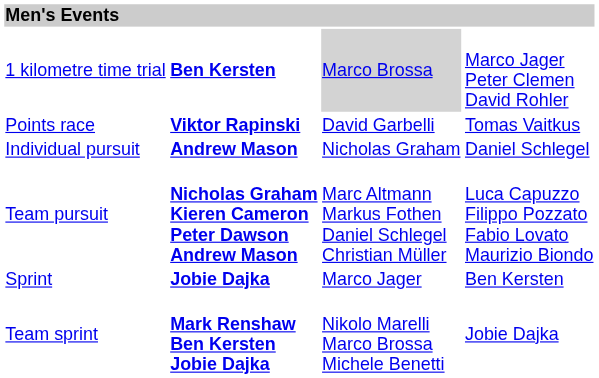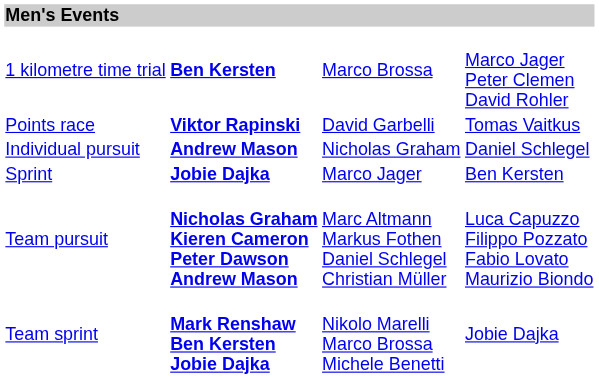(377, 70) lightgrey background -> (377, 70) no background
rows swapped: (57, 214) <-> (29, 279)
